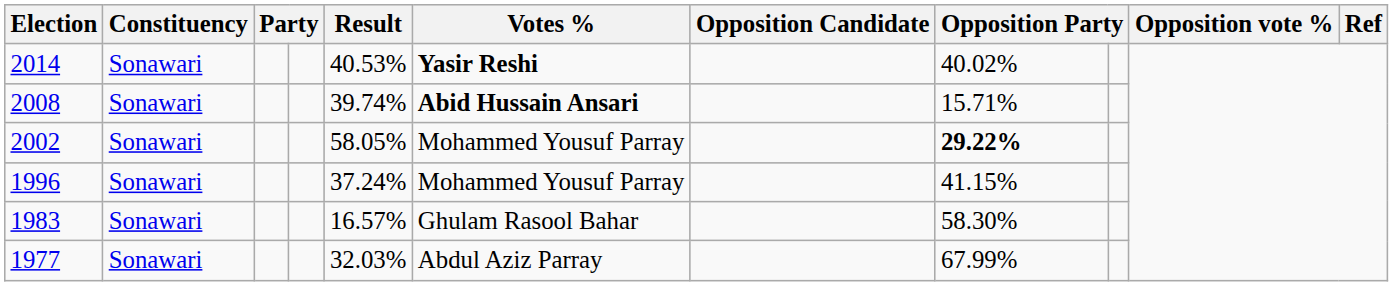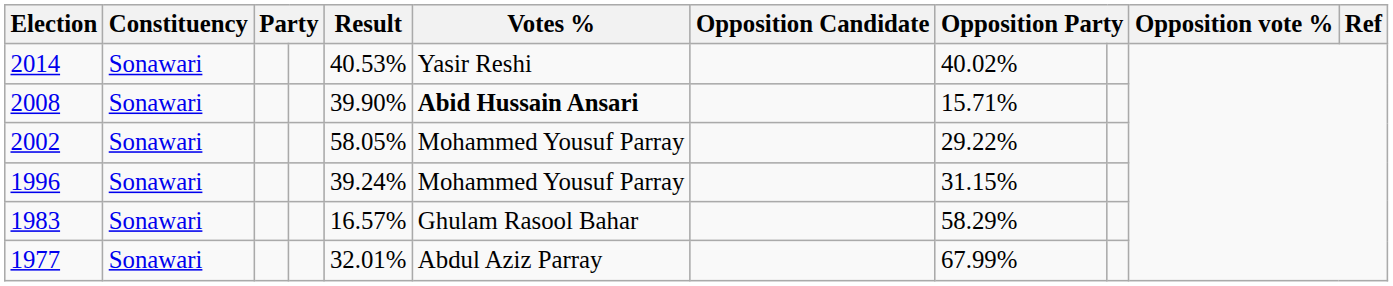(478, 63) bold -> (475, 63) normal
(368, 102) 39.74% -> (368, 102) 39.90%
(981, 142) bold -> (979, 142) normal
(368, 181) 37.24% -> (368, 181) 39.24%
(979, 181) 41.15% -> (979, 181) 31.15%
(979, 220) 58.30% -> (979, 220) 58.29%
(368, 260) 32.03% -> (368, 260) 32.01%
